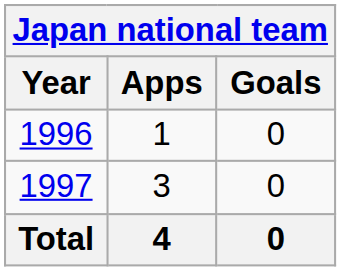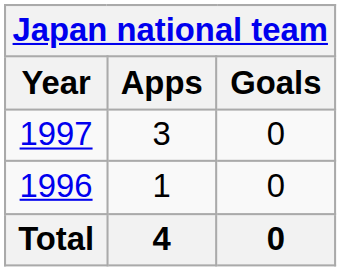rows swapped: (56, 134) <-> (56, 186)
